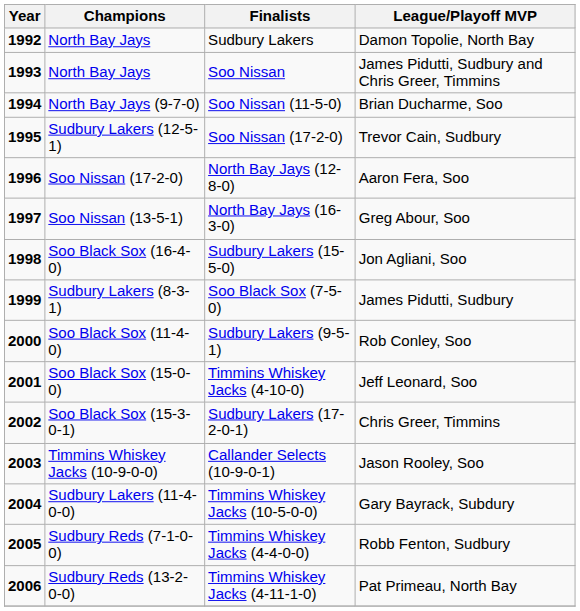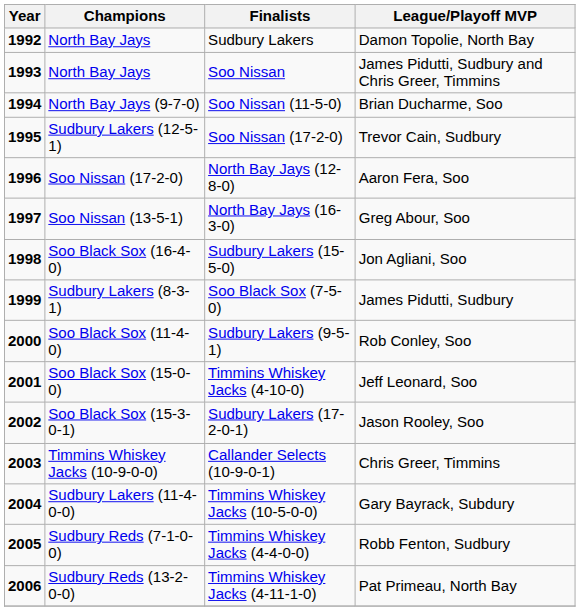(429, 422) Chris Greer, Timmins -> (421, 422) Jason Rooley, Soo
(421, 463) Jason Rooley, Soo -> (429, 463) Chris Greer, Timmins
